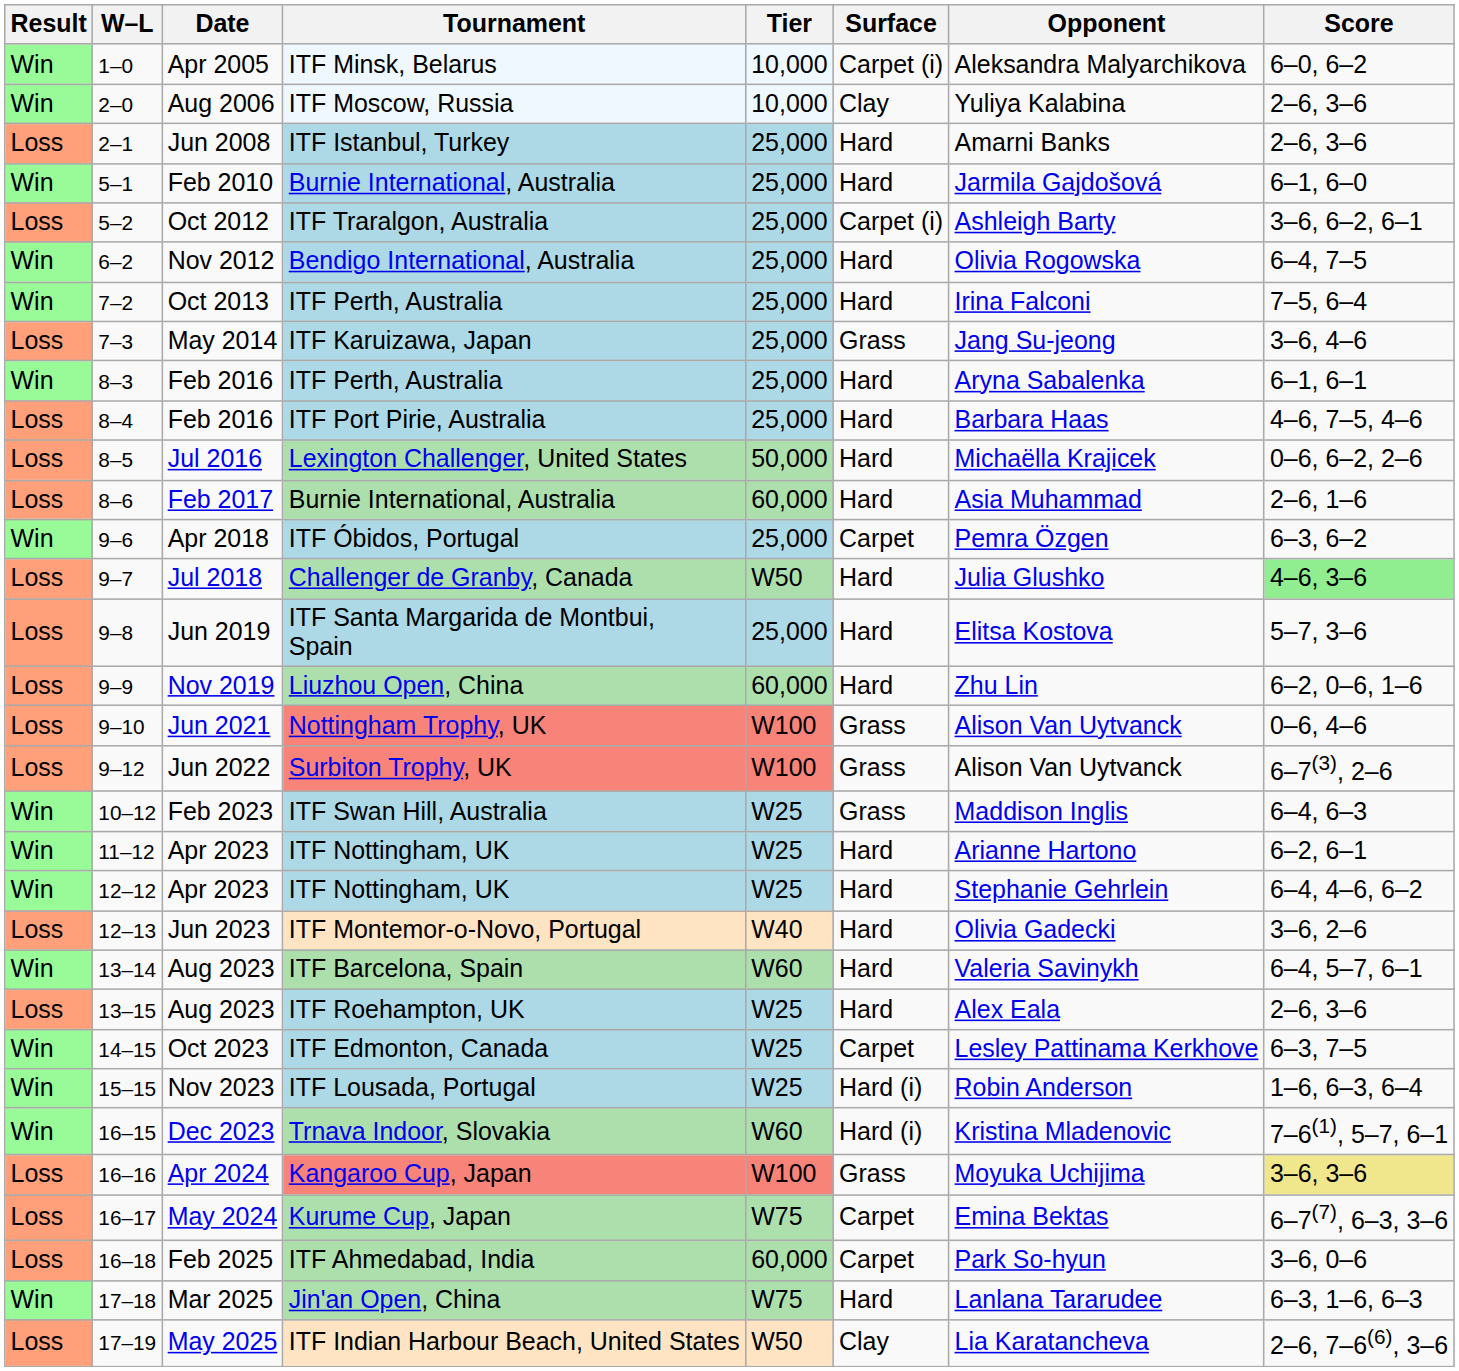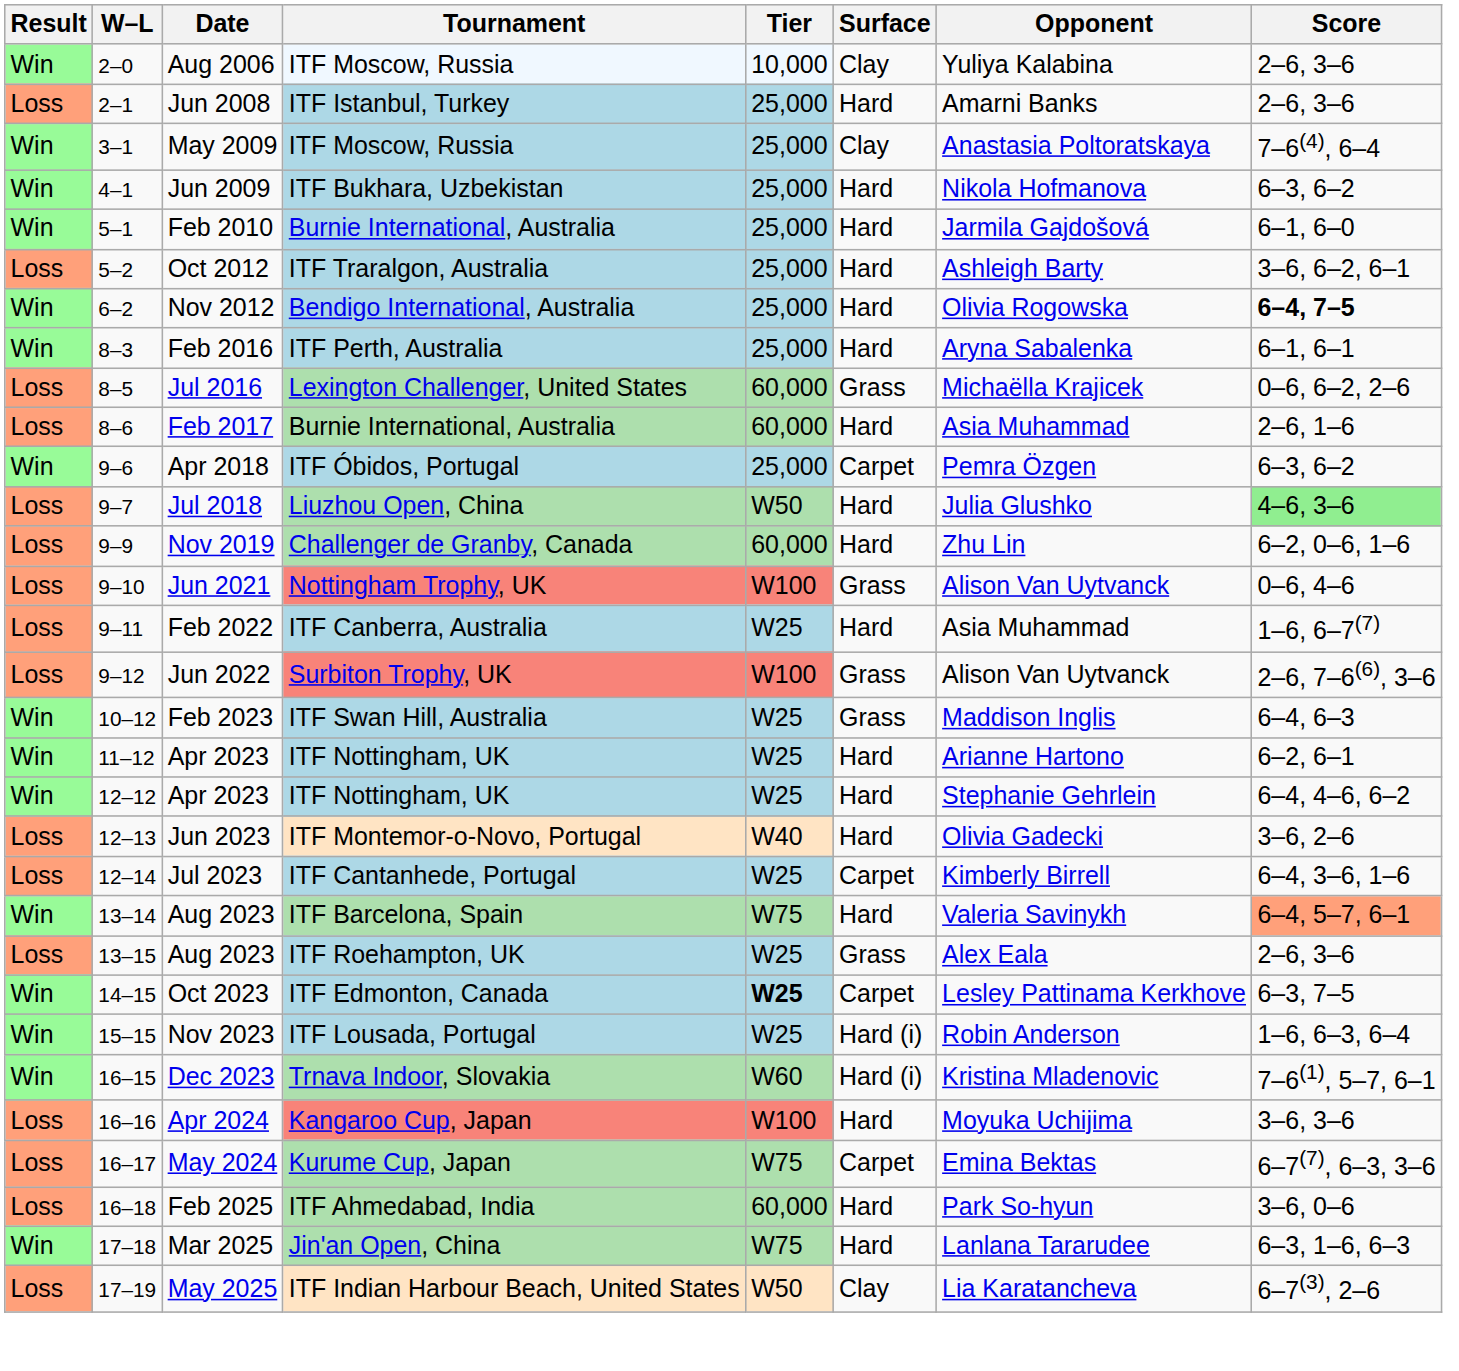- row: (116, 65)
+ row: (116, 147)
+ row: (116, 190)
(891, 222) Carpet (i) -> (866, 268) Hard
(1319, 261) normal -> (1306, 308) bold
- row: (116, 302)
- row: (116, 342)
- row: (116, 421)
(789, 459) 50,000 -> (789, 387) 60,000
(866, 459) Hard -> (872, 387) Grass
(461, 578) Challenger de Granby, Canada -> (406, 506) Liuzhou Open, China
- row: (116, 633)
(406, 685) Liuzhou Open, China -> (461, 545) Challenger de Granby, Canada
+ row: (121, 629)
(1331, 768) 6–7(3), 2–6 -> (1347, 674) 2–6, 7–6(6), 3–6
+ row: (127, 877)
(777, 969) W60 -> (777, 915) W75
(1346, 969) no background -> (1334, 915) lightsalmon background
(866, 1009) Hard -> (872, 955) Grass
(777, 1048) normal -> (777, 994) bold
(872, 1174) Grass -> (866, 1120) Hard
(1319, 1174) khaki background -> (1306, 1120) no background
(877, 1260) Carpet -> (866, 1206) Hard
(1359, 1342) 2–6, 7–6(6), 3–6 -> (1319, 1288) 6–7(3), 2–6
